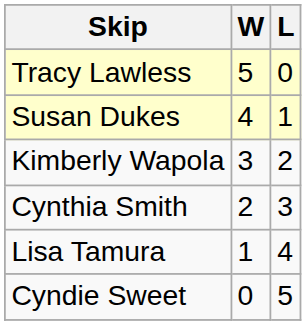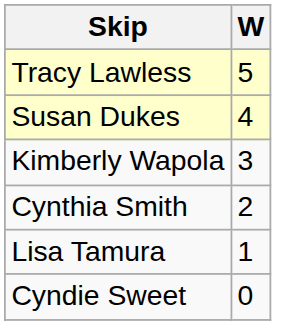- column: (286, 26)
